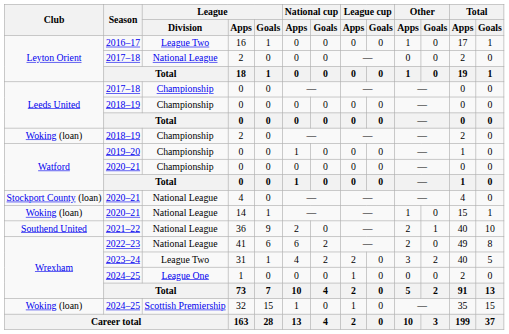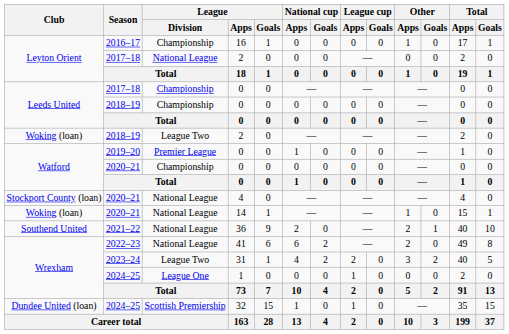(185, 43) League Two -> (185, 43) Championship
(185, 136) Championship -> (185, 136) League Two
(185, 151) Championship -> (185, 151) Premier League
(54, 306) Woking (loan) -> (54, 306) Dundee United (loan)
